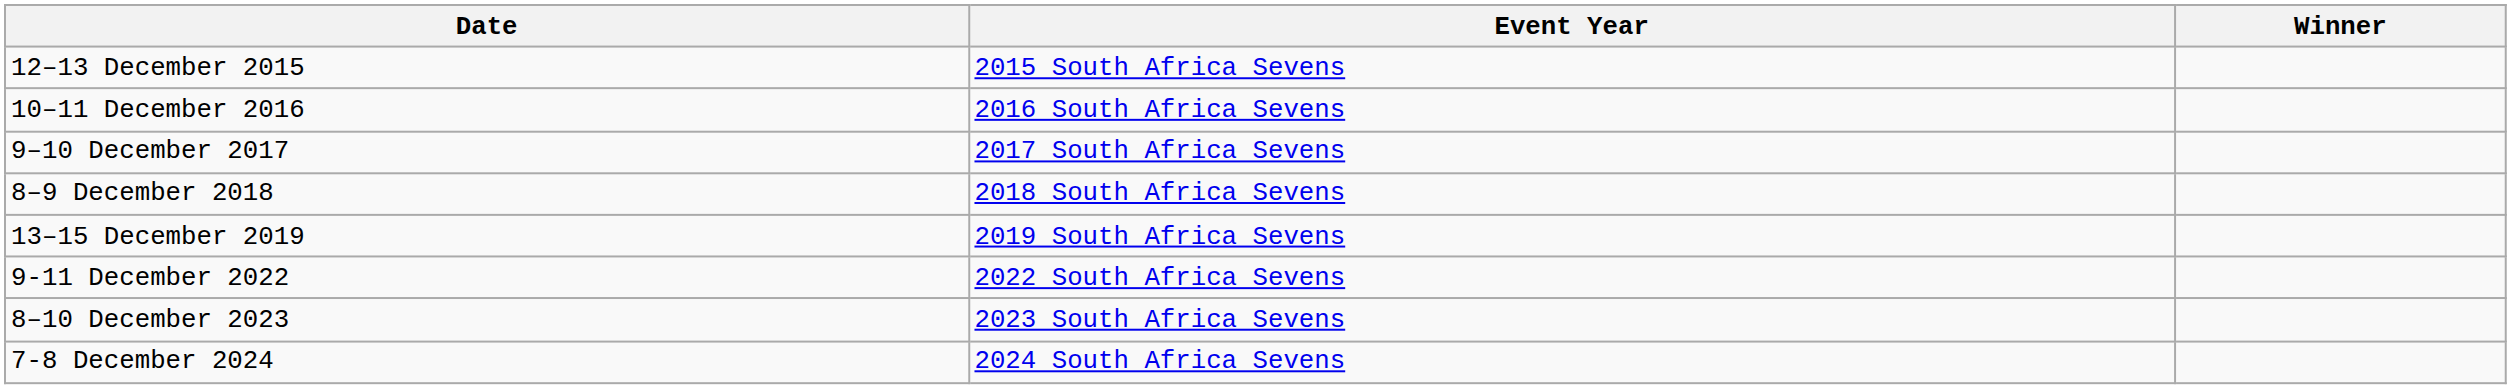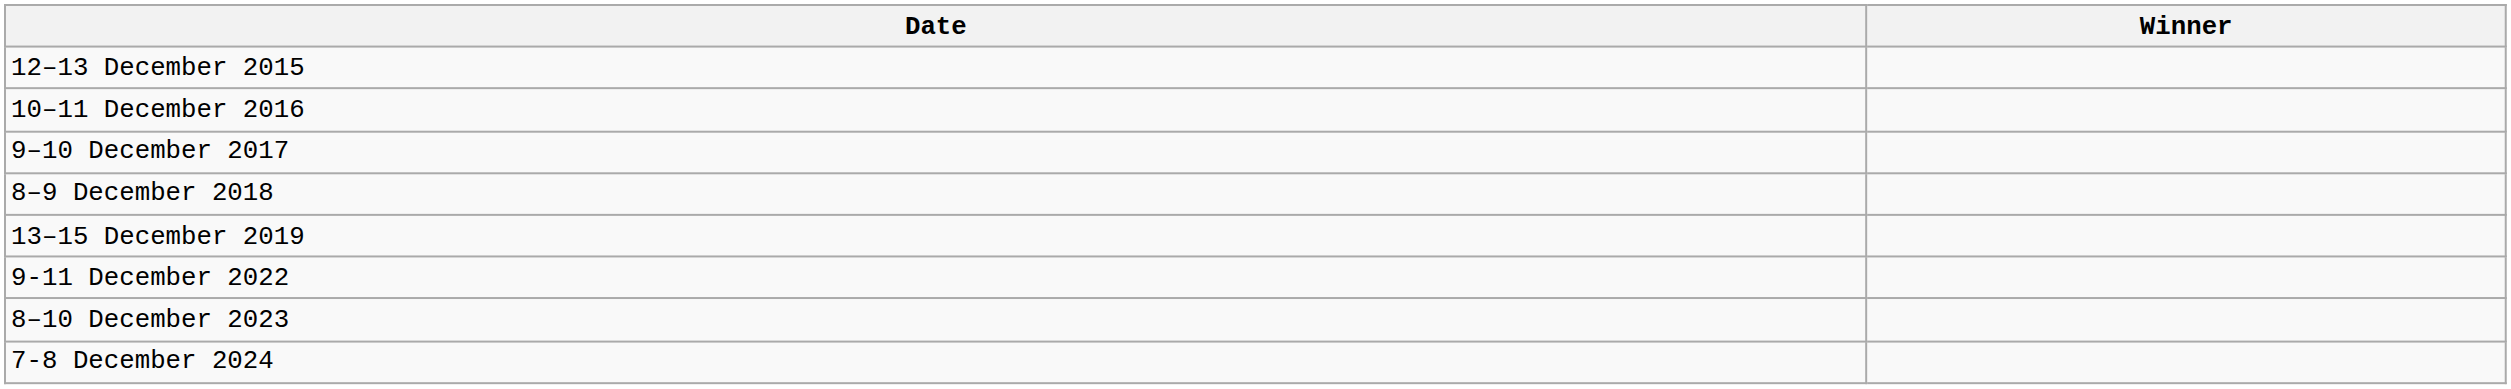- column: (1572, 26)
